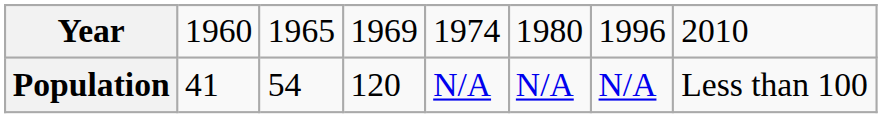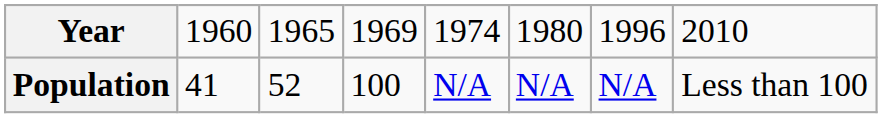(285, 84) 54 -> (285, 84) 52
(376, 84) 120 -> (376, 84) 100
